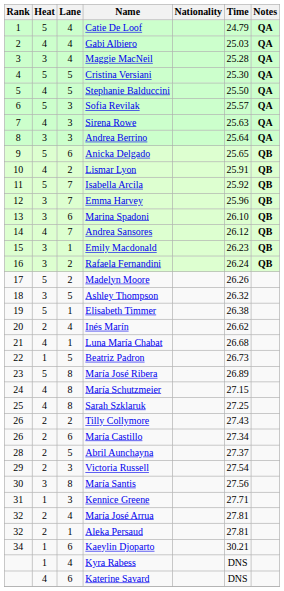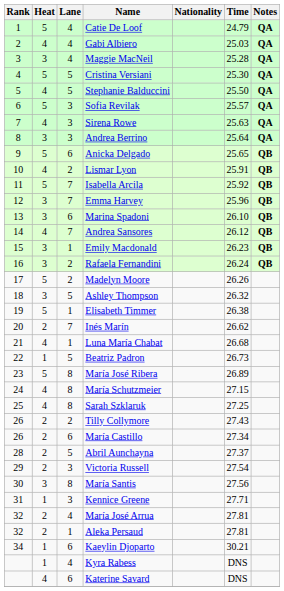(70, 327) 4 -> (70, 327) 7
